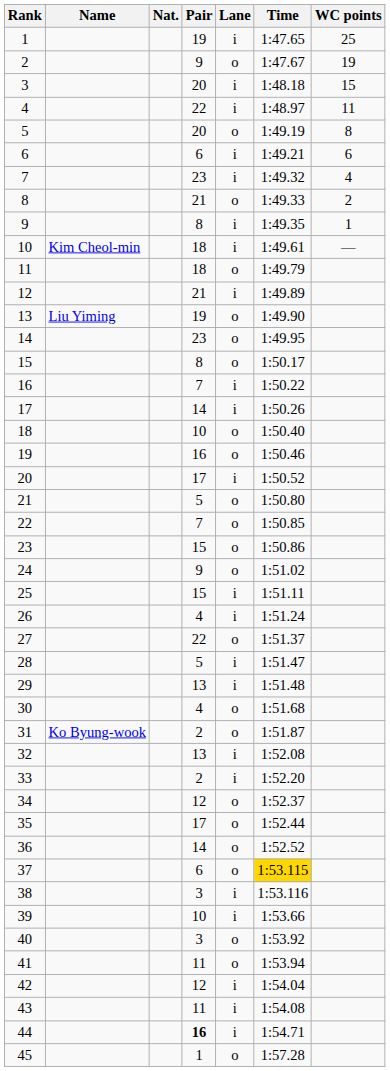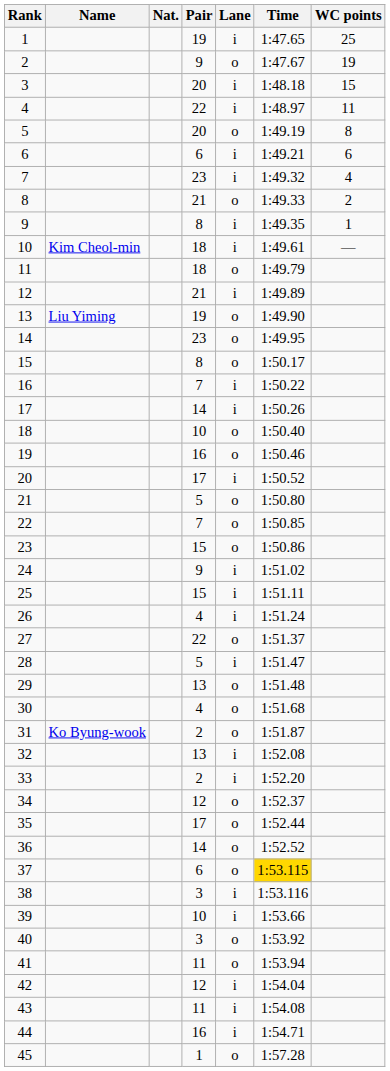(235, 570) o -> (235, 570) i
(235, 685) i -> (235, 685) o
(199, 1032) bold -> (199, 1032) normal
